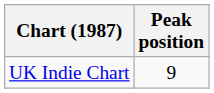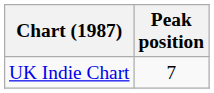(171, 72) 9 -> (171, 72) 7
